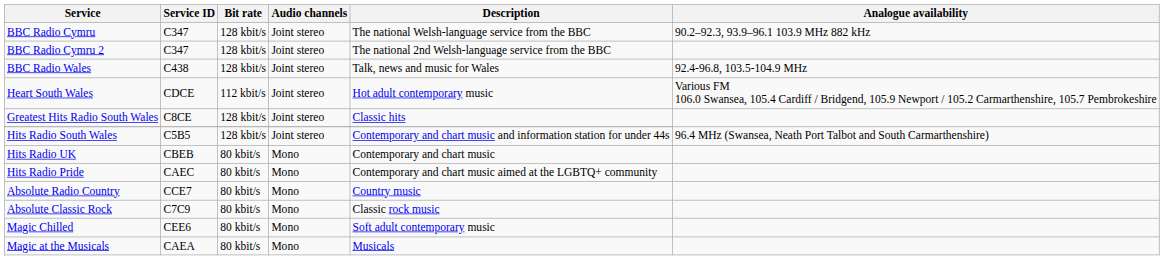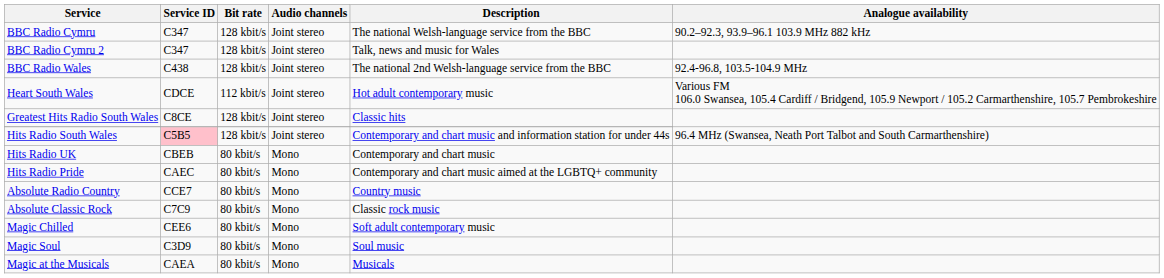(482, 50) The national 2nd Welsh-language service from the BBC -> (426, 50) Talk, news and music for Wales
(426, 68) Talk, news and music for Wales -> (482, 68) The national 2nd Welsh-language service from the BBC
(177, 136) no background -> (177, 136) pink background
+ row: (34, 245)
